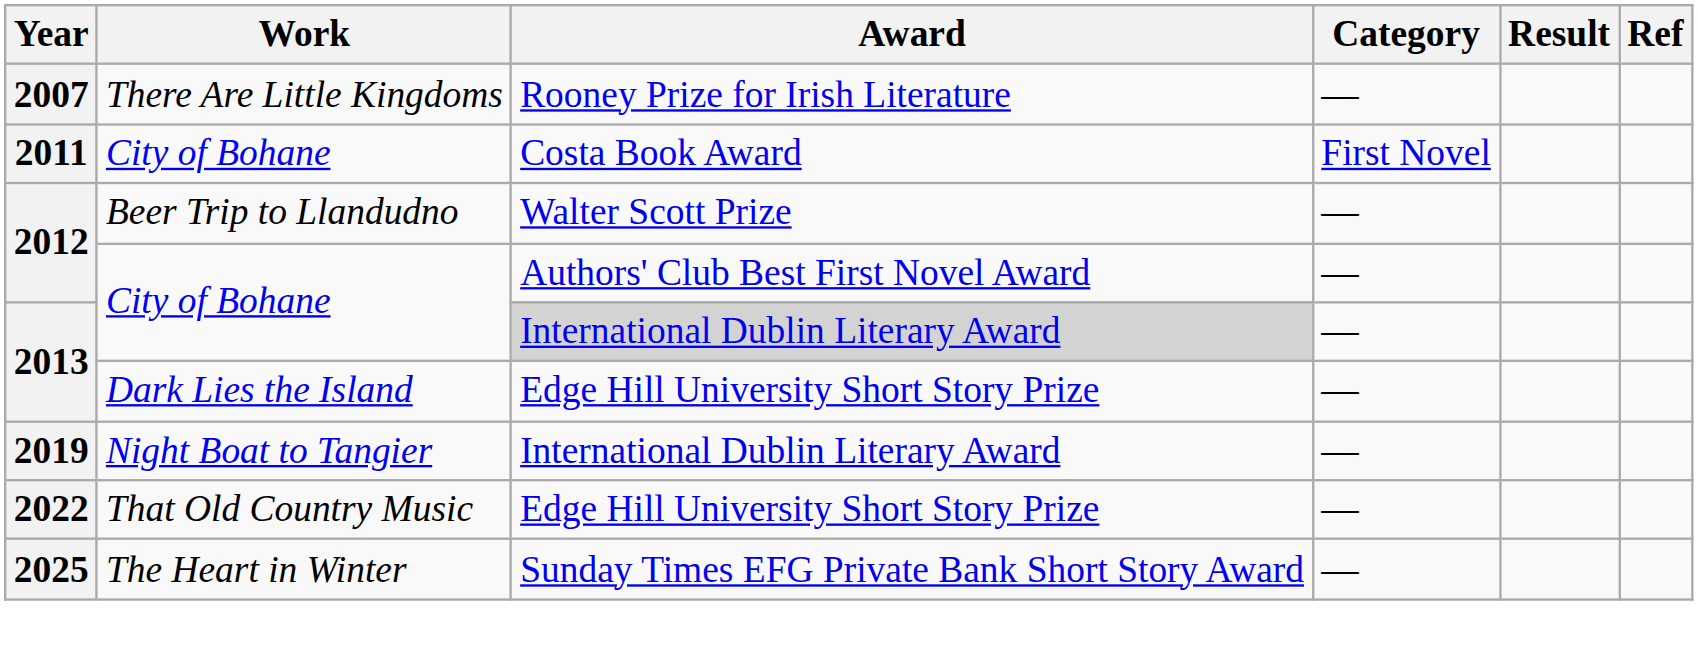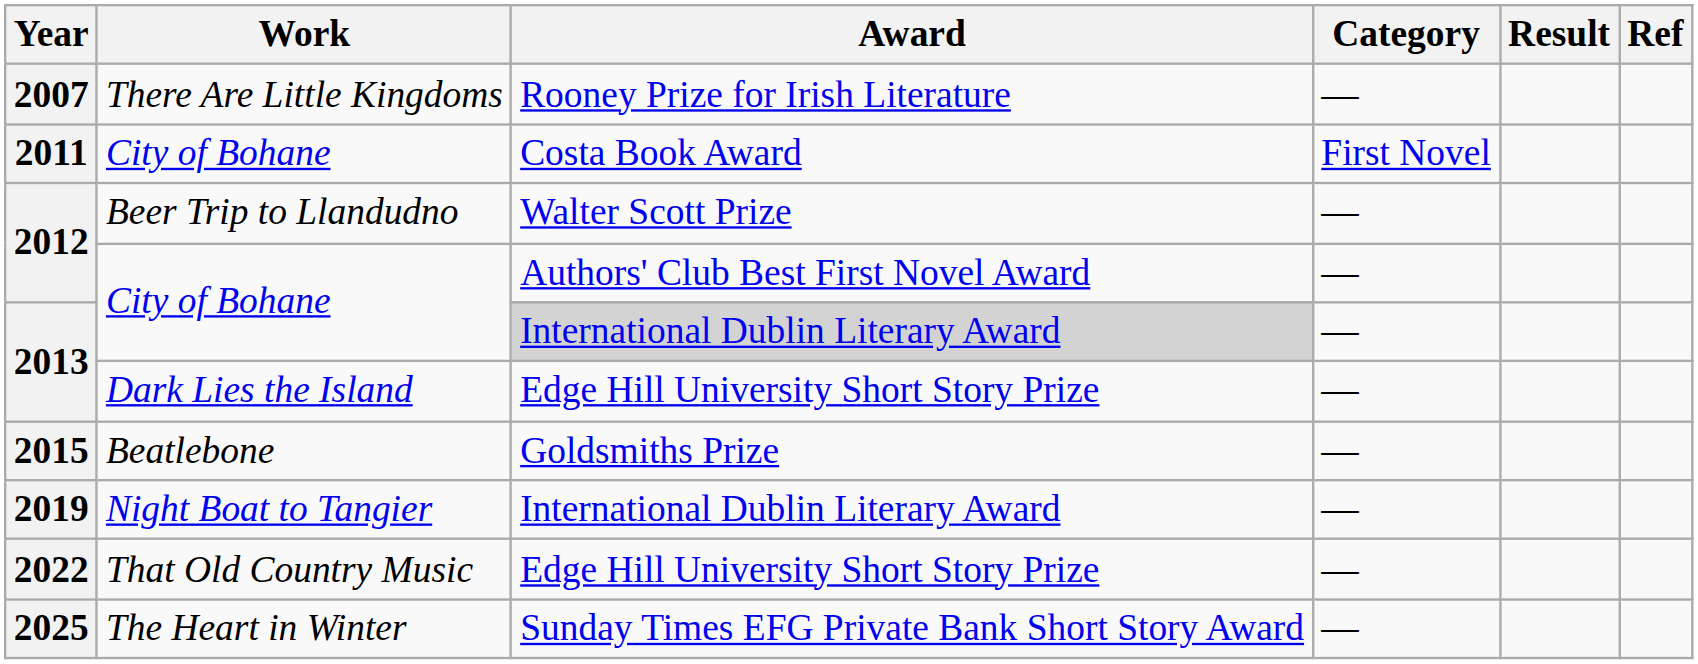+ row: (51, 449)
